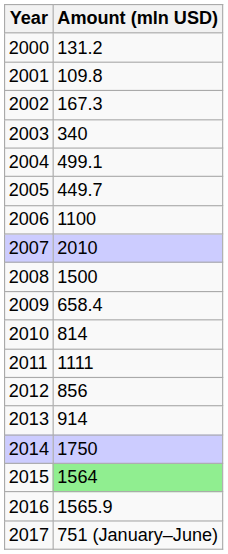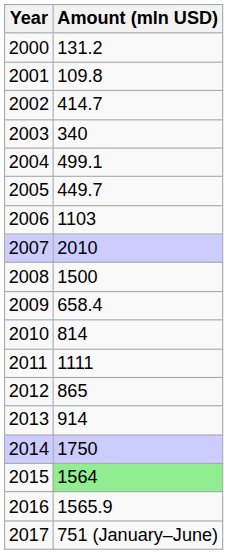(80, 104) 167.3 -> (80, 104) 414.7
(77, 219) 1100 -> (77, 219) 1103
(72, 391) 856 -> (72, 391) 865
